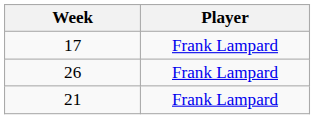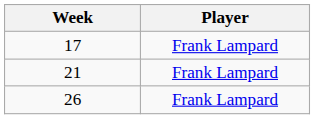rows swapped: (73, 99) <-> (73, 72)
